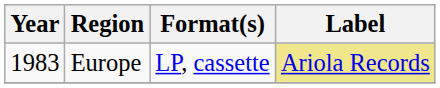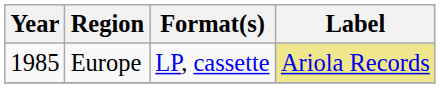(35, 62) 1983 -> (35, 62) 1985
